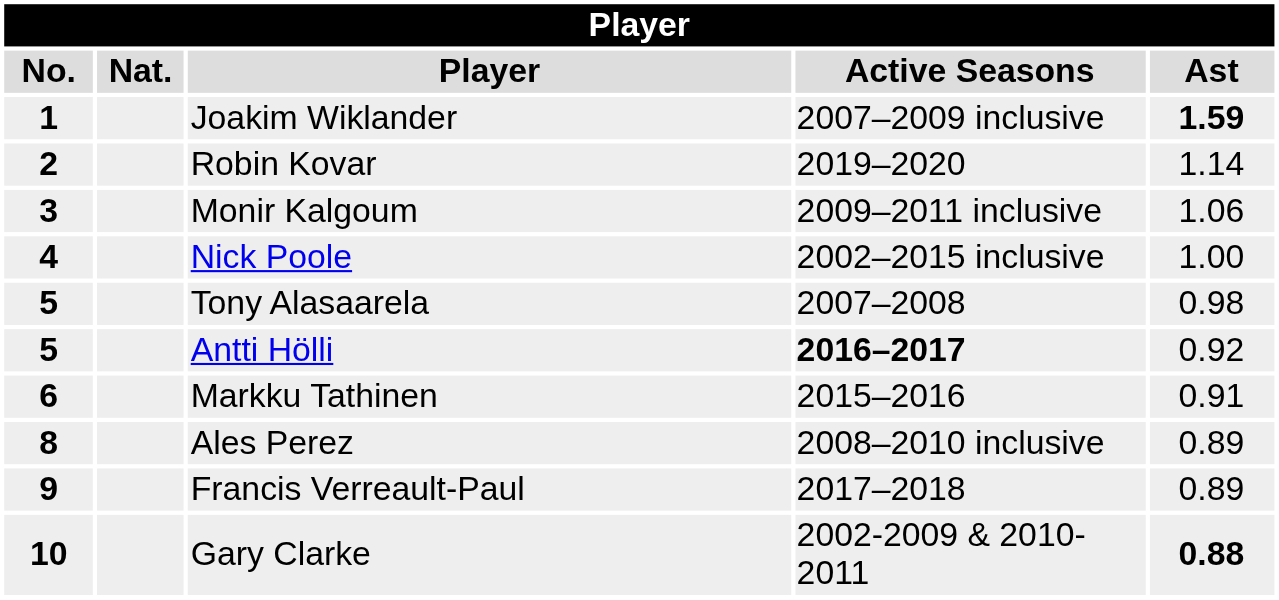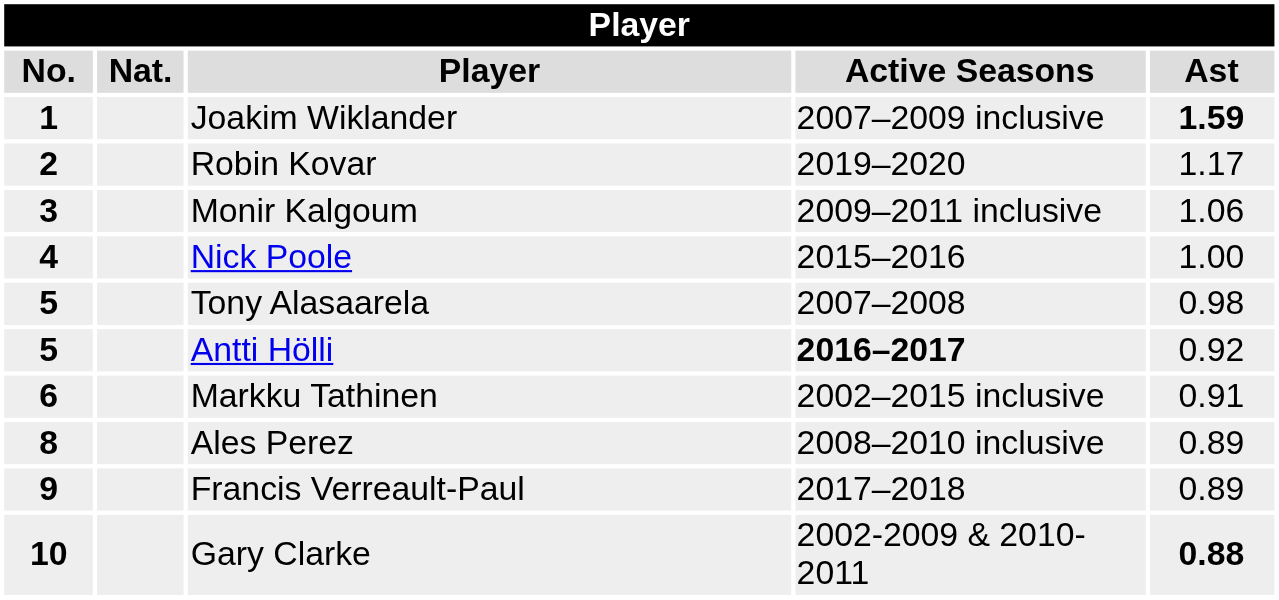(1211, 164) 1.14 -> (1211, 164) 1.17
(951, 256) 2002–2015 inclusive -> (881, 256) 2015–2016
(881, 396) 2015–2016 -> (951, 396) 2002–2015 inclusive
